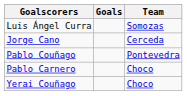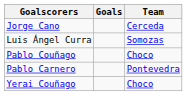rows swapped: (33, 40) <-> (49, 26)
(153, 55) Pontevedra -> (140, 55) Choco
(140, 69) Choco -> (153, 69) Pontevedra
